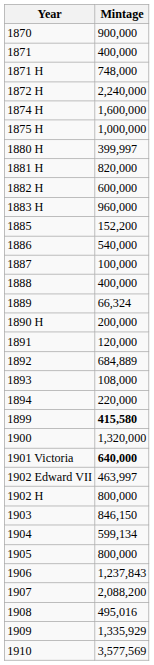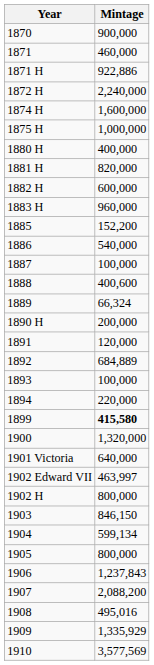(117, 52) 400,000 -> (117, 52) 460,000
(117, 71) 748,000 -> (117, 71) 922,886
(117, 149) 399,997 -> (117, 149) 400,000
(117, 284) 400,000 -> (117, 284) 400,600
(117, 380) 108,000 -> (117, 380) 100,000
(117, 457) bold -> (117, 457) normal
